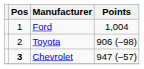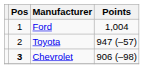(117, 42) 906 (–98) -> (117, 42) 947 (–57)
(117, 57) 947 (–57) -> (117, 57) 906 (–98)
